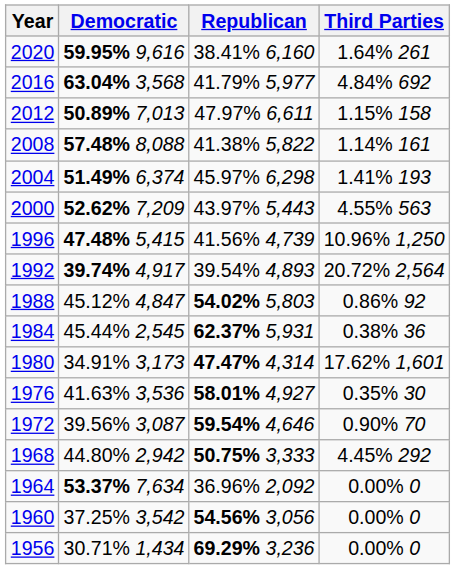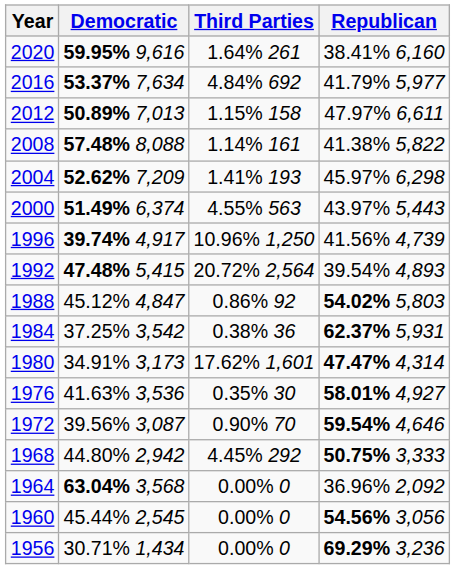columns swapped: (254, 21) <-> (384, 21)
(124, 83) 63.04% 3,568 -> (124, 83) 53.37% 7,634
(124, 176) 51.49% 6,374 -> (124, 176) 52.62% 7,209
(124, 207) 52.62% 7,209 -> (124, 207) 51.49% 6,374
(124, 238) 47.48% 5,415 -> (124, 238) 39.74% 4,917
(124, 269) 39.74% 4,917 -> (124, 269) 47.48% 5,415
(124, 331) 45.44% 2,545 -> (124, 331) 37.25% 3,542
(124, 486) 53.37% 7,634 -> (124, 486) 63.04% 3,568
(124, 517) 37.25% 3,542 -> (124, 517) 45.44% 2,545
